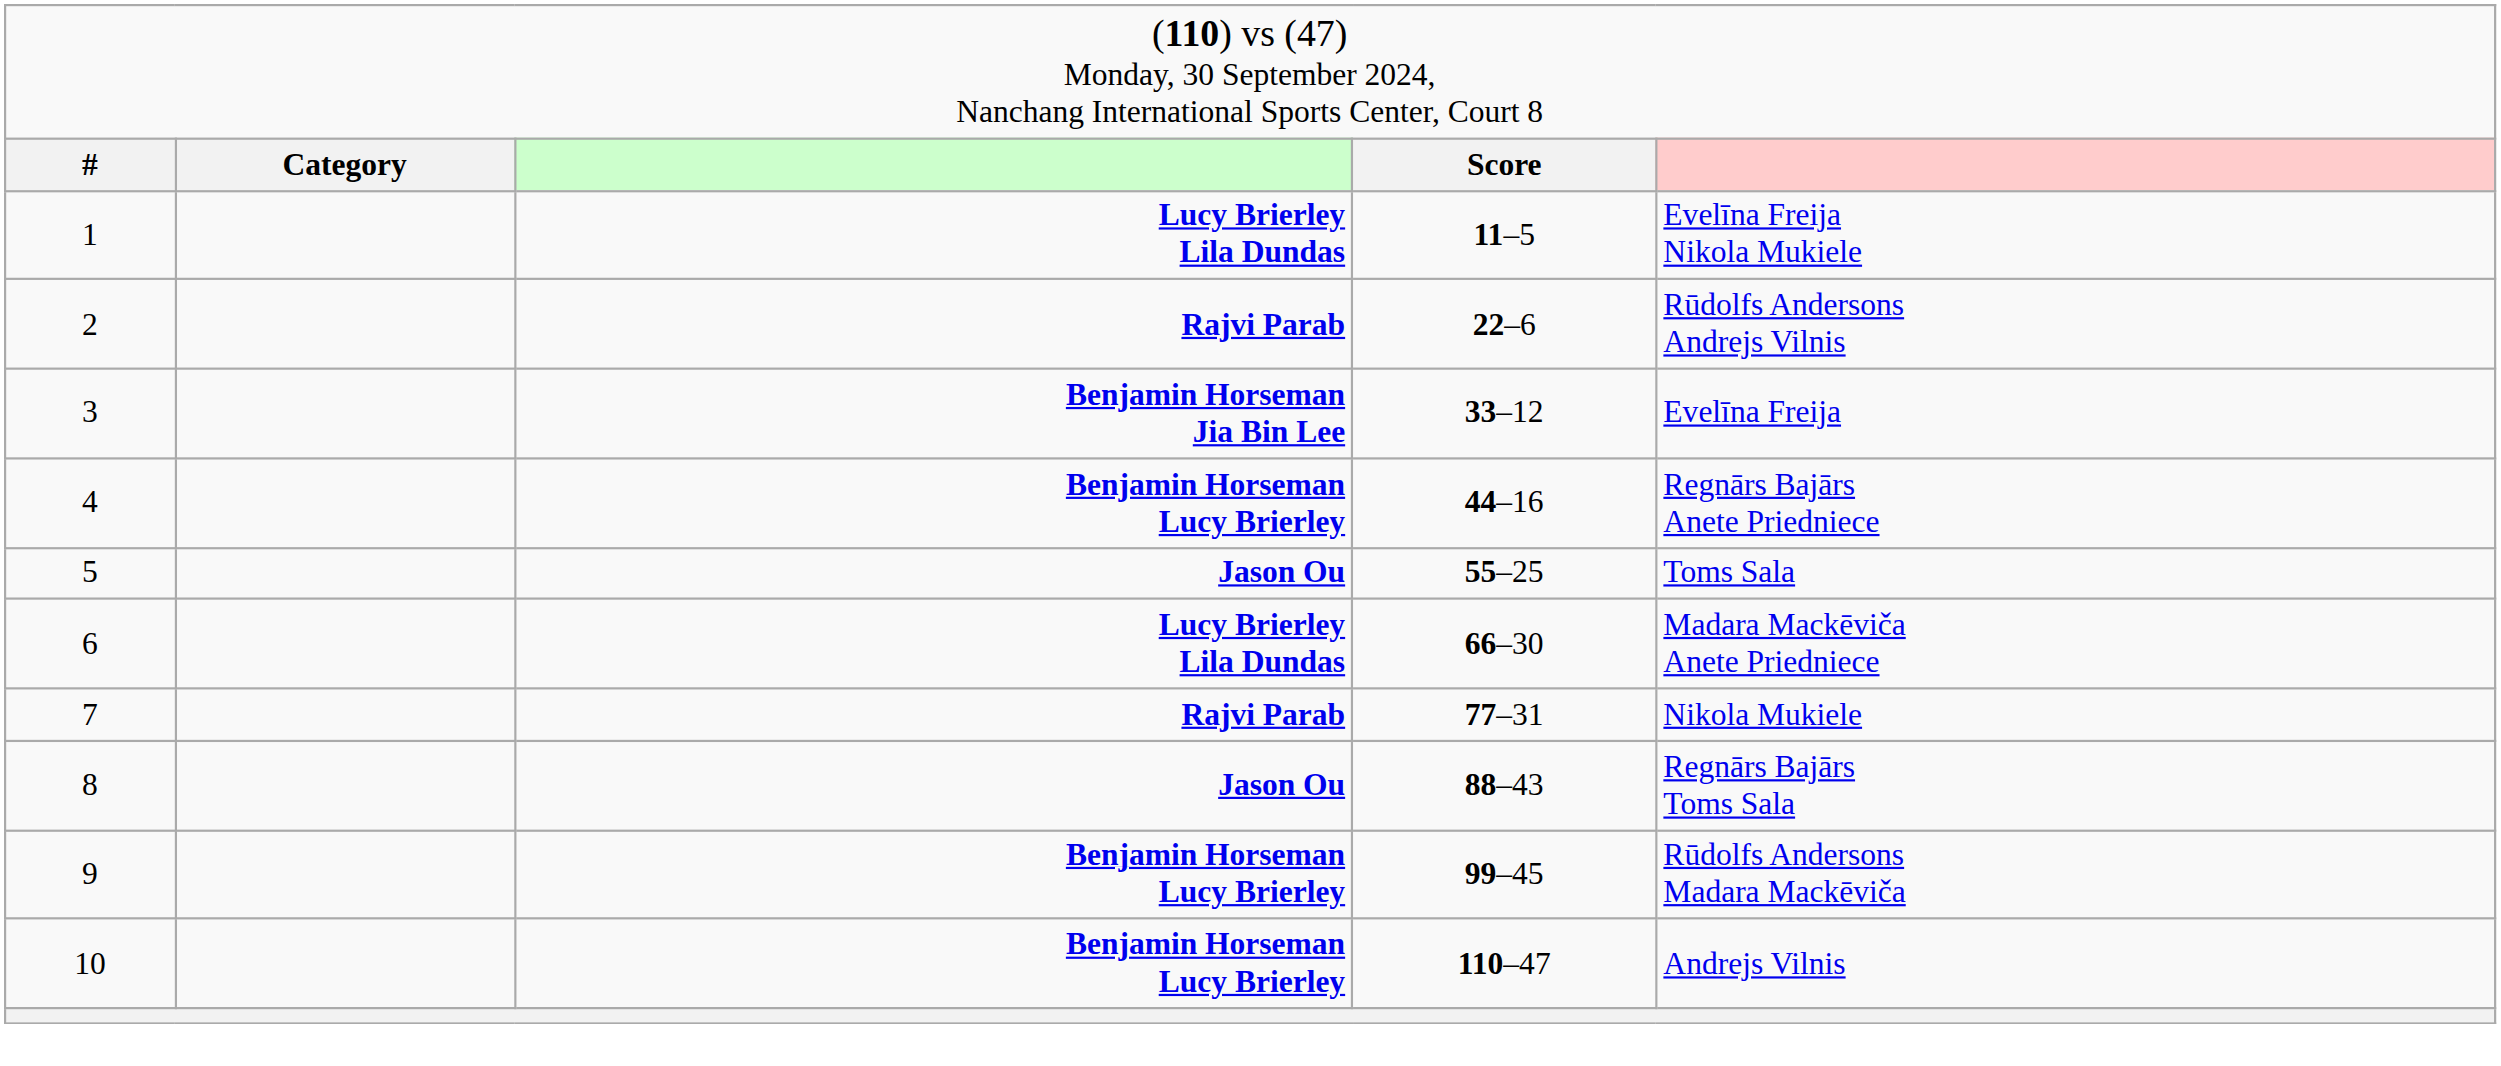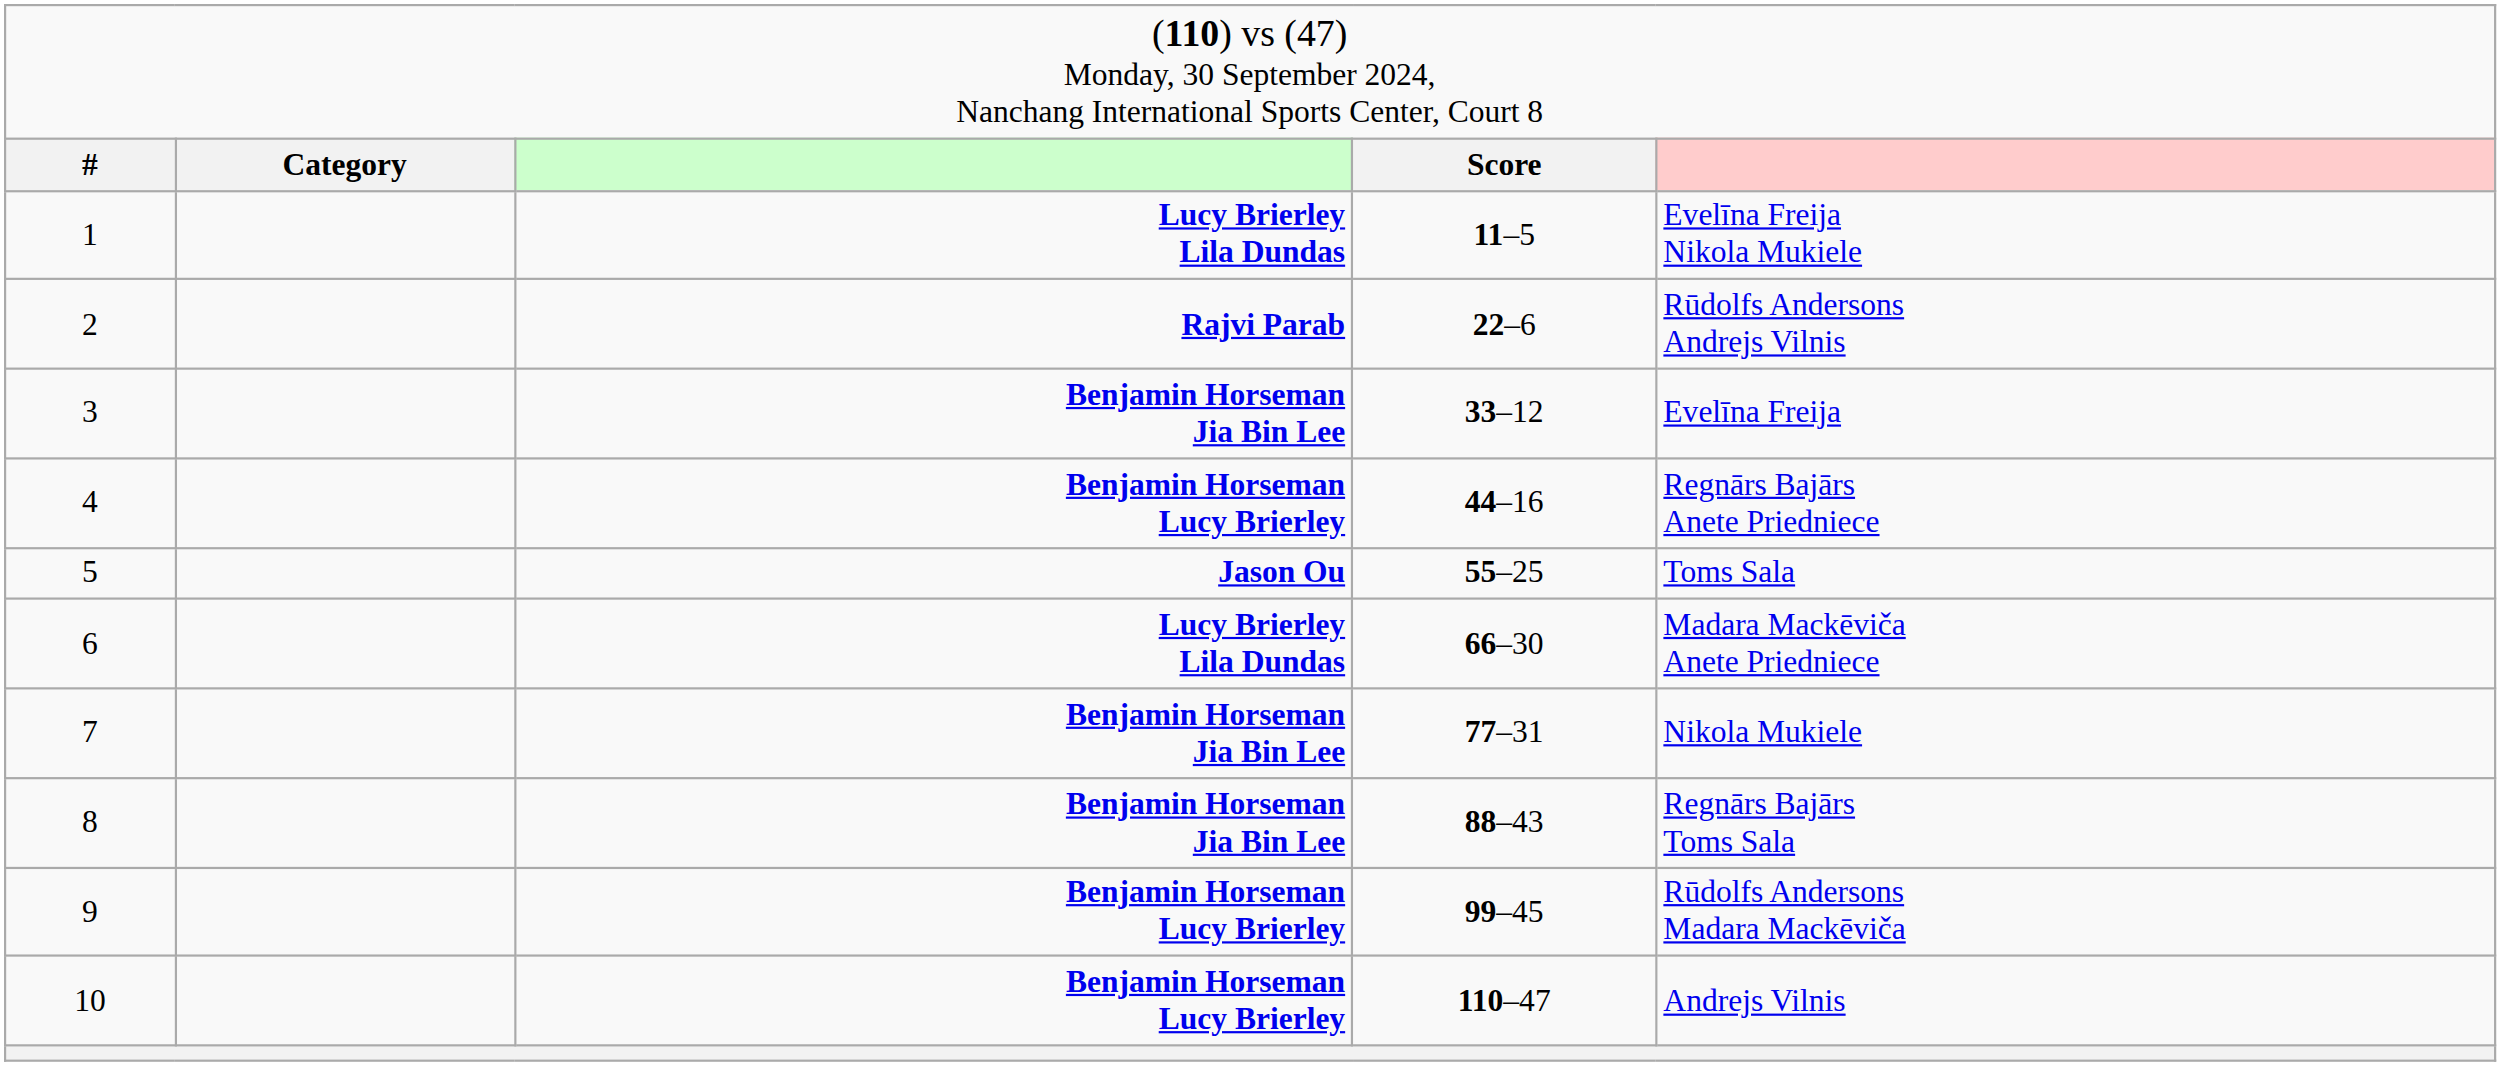(1263, 714) Rajvi Parab -> (1206, 732) Benjamin Horseman Jia Bin Lee
(1282, 784) Jason Ou -> (1206, 822) Benjamin Horseman Jia Bin Lee
